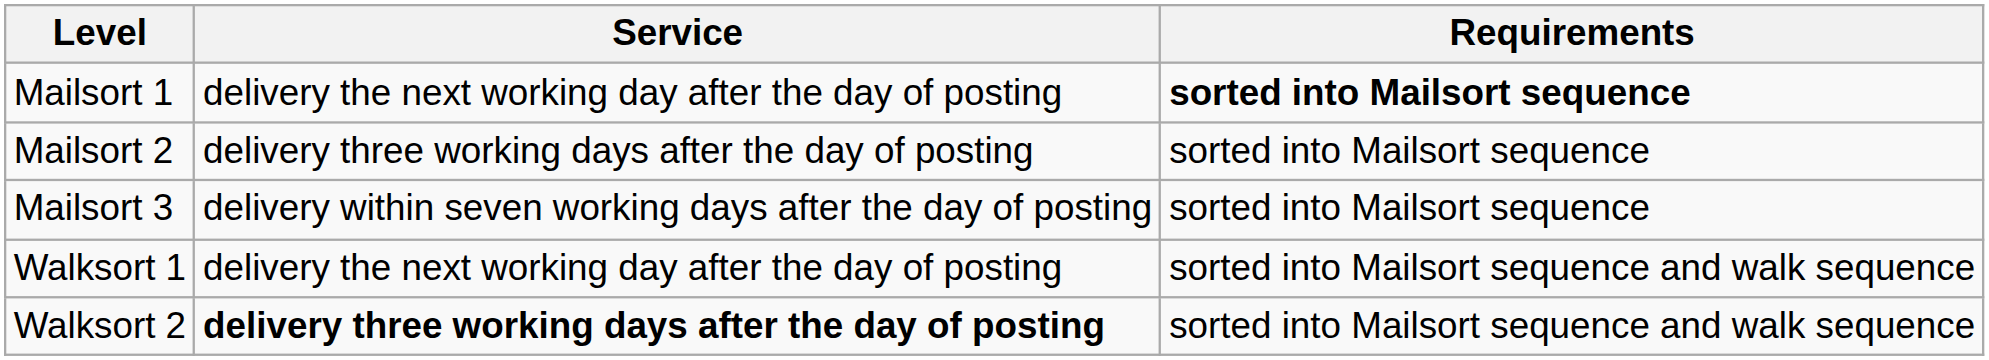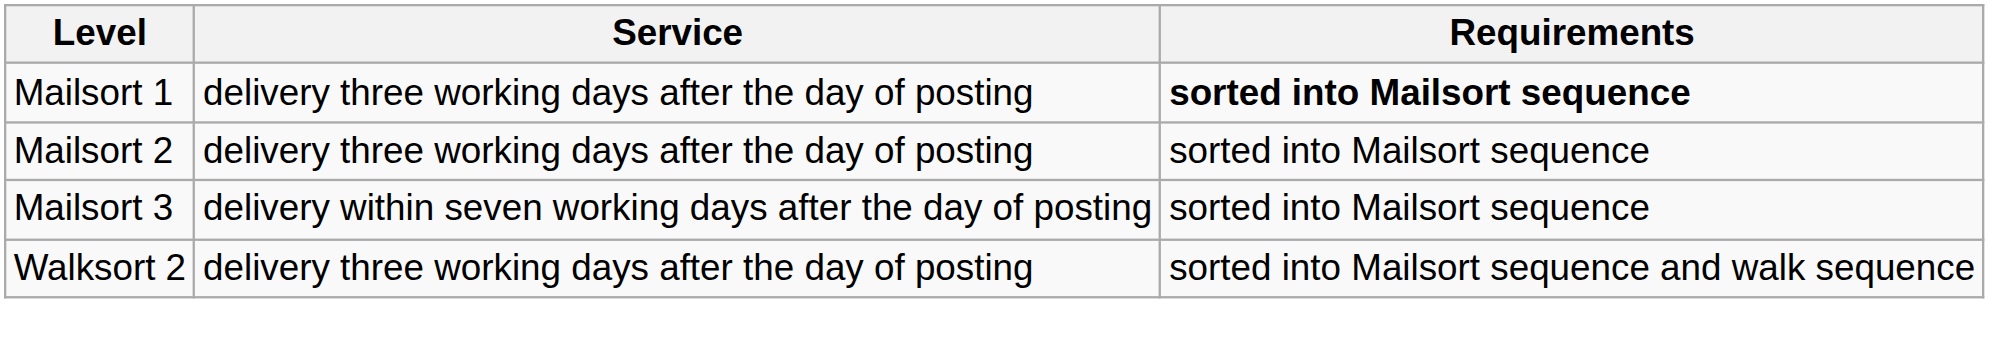(633, 92) delivery the next working day after the day of posting -> (618, 92) delivery three working days after the day of posting
- row: (100, 267)
(654, 325) bold -> (618, 267) normal
